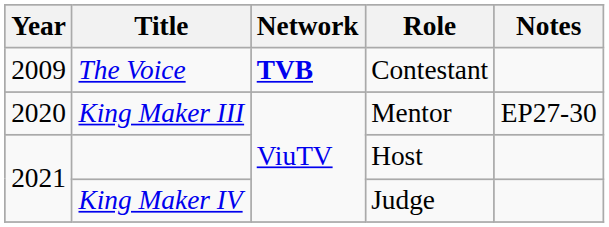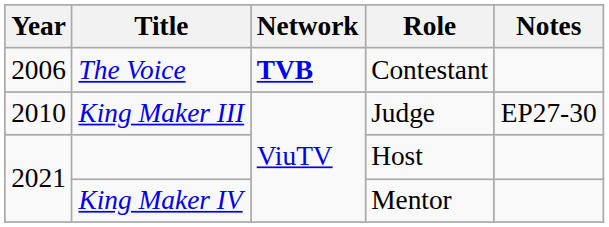(39, 69) 2009 -> (39, 69) 2006
(39, 112) 2020 -> (39, 112) 2010
(411, 112) Mentor -> (403, 112) Judge
(403, 199) Judge -> (411, 199) Mentor
